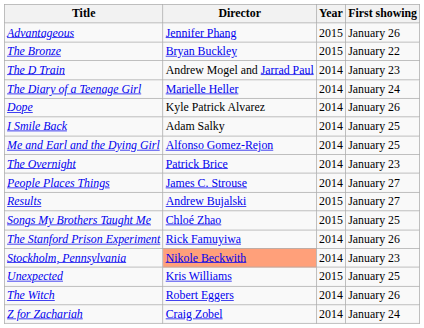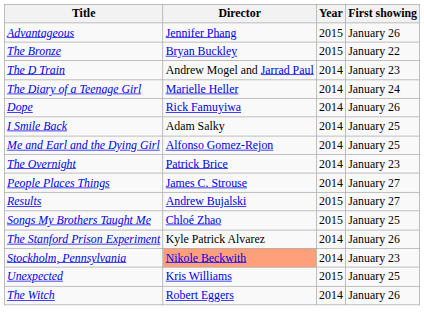(215, 107) Kyle Patrick Alvarez -> (203, 107) Rick Famuyiwa
(203, 239) Rick Famuyiwa -> (215, 239) Kyle Patrick Alvarez
- row: (45, 314)
